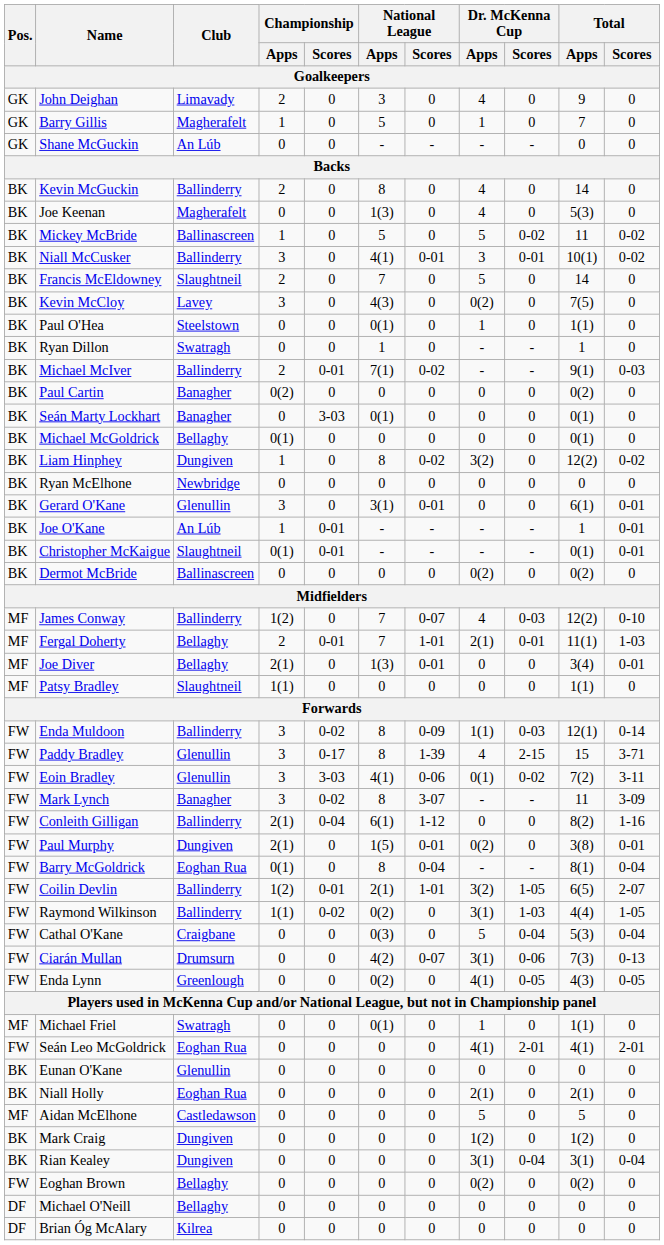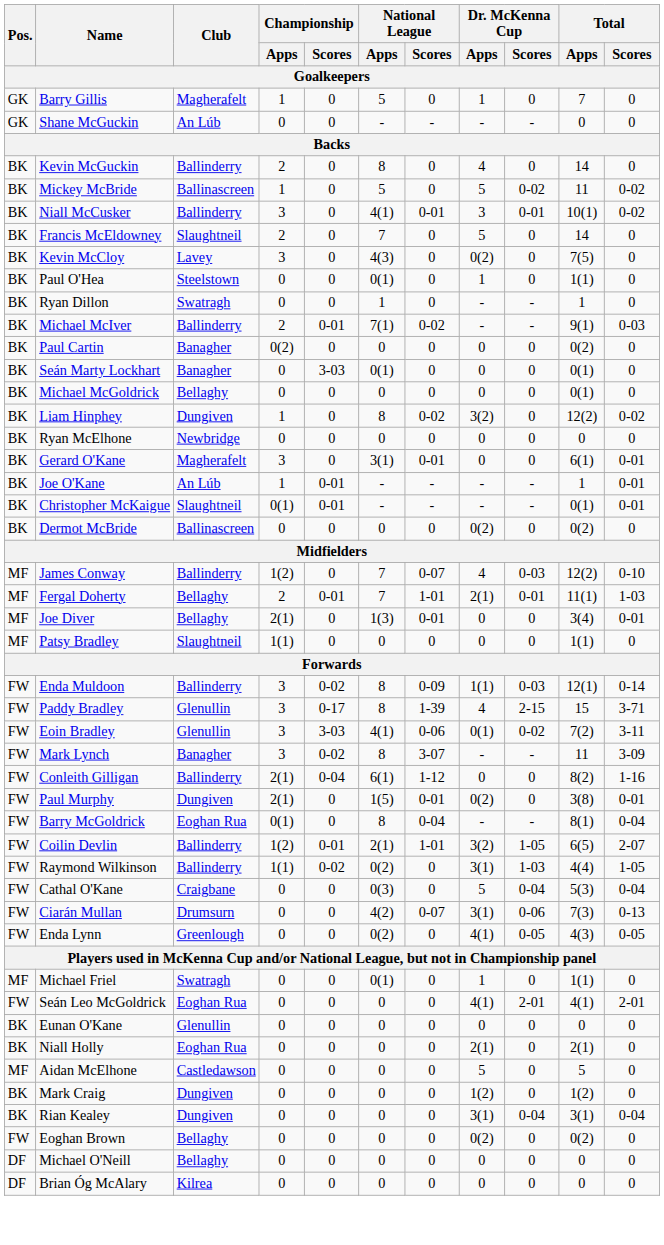- row: (79, 99)
- row: (72, 212)
(282, 438) 0(1) -> (282, 393) 0
(204, 506) Glenullin -> (211, 460) Magherafelt
